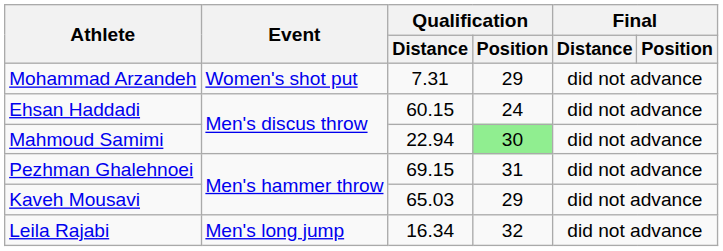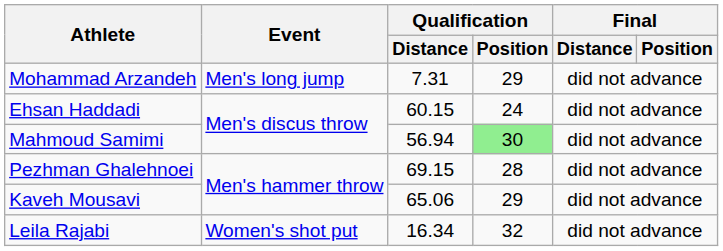(282, 79) Women's shot put -> (275, 79) Men's long jump
(430, 140) 22.94 -> (430, 140) 56.94
(512, 170) 31 -> (512, 170) 28
(430, 200) 65.03 -> (430, 200) 65.06
(275, 230) Men's long jump -> (282, 230) Women's shot put
